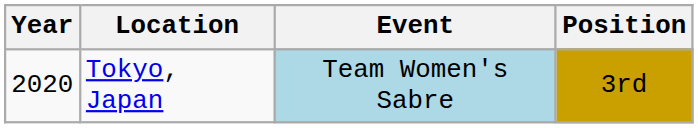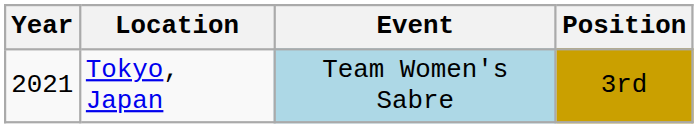(42, 85) 2020 -> (42, 85) 2021
